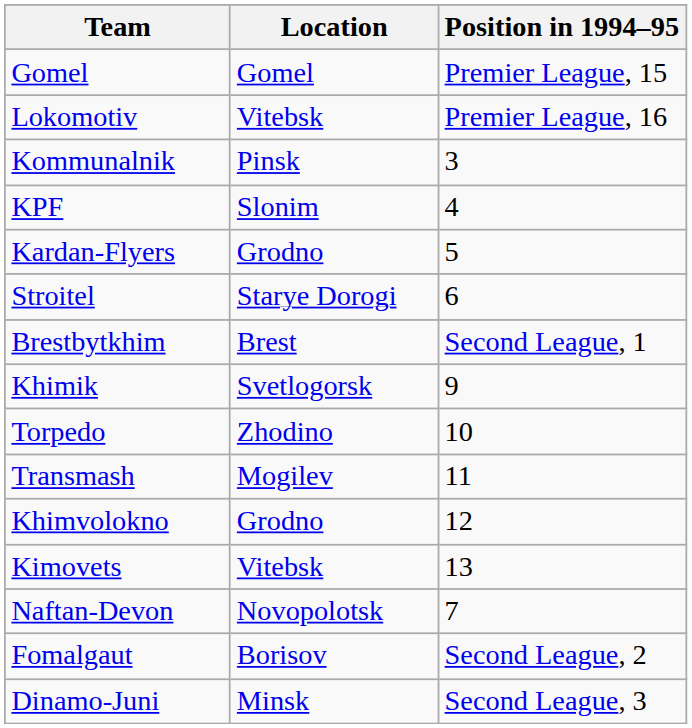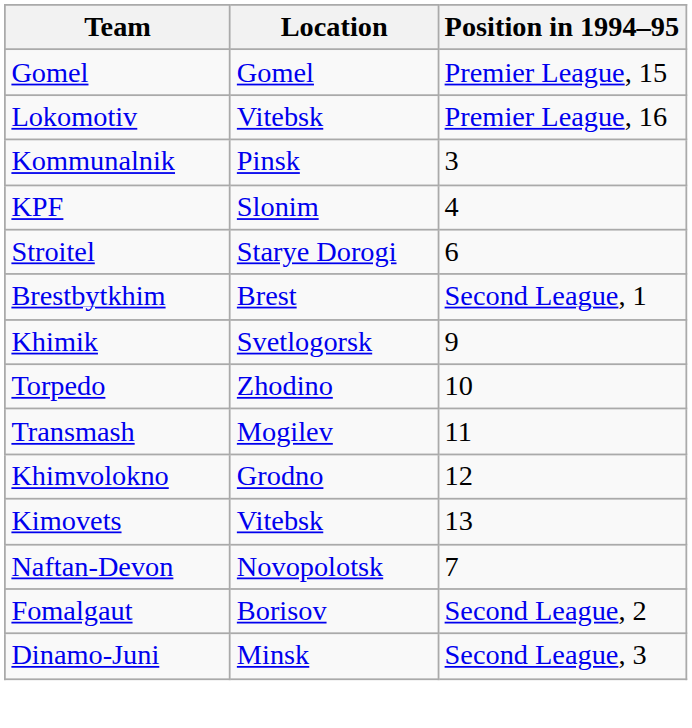- row: (93, 251)
